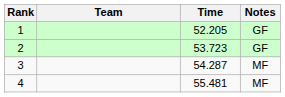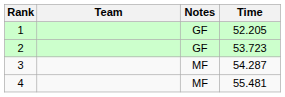columns swapped: (210, 13) <-> (260, 13)
